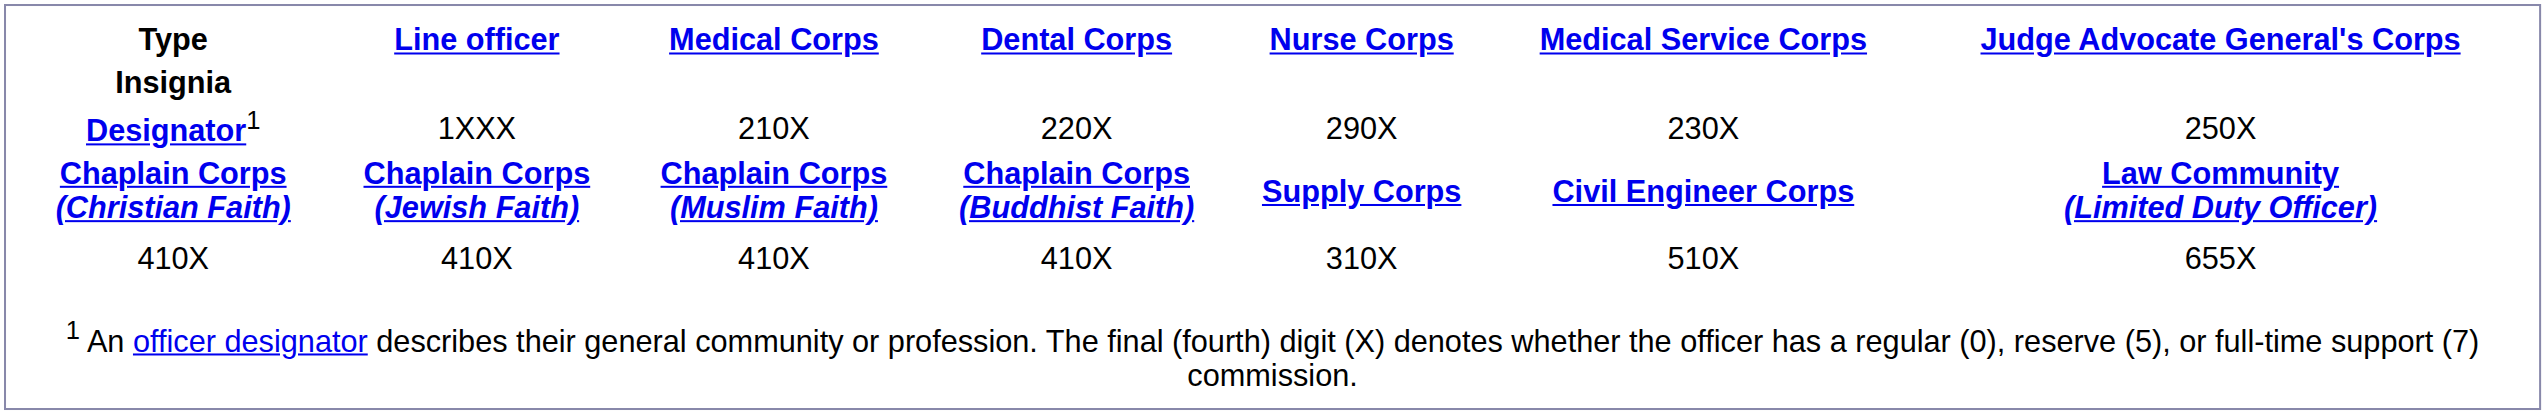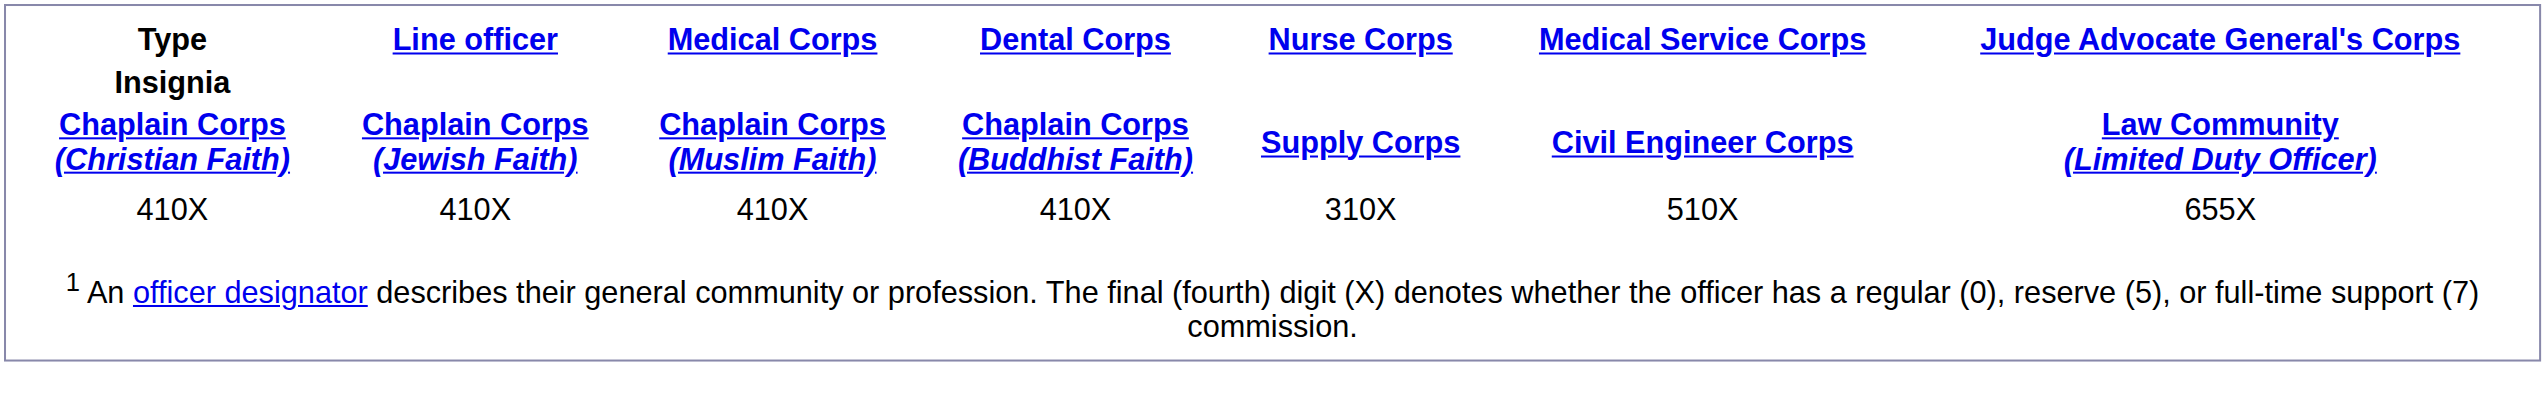- row: (173, 127)
